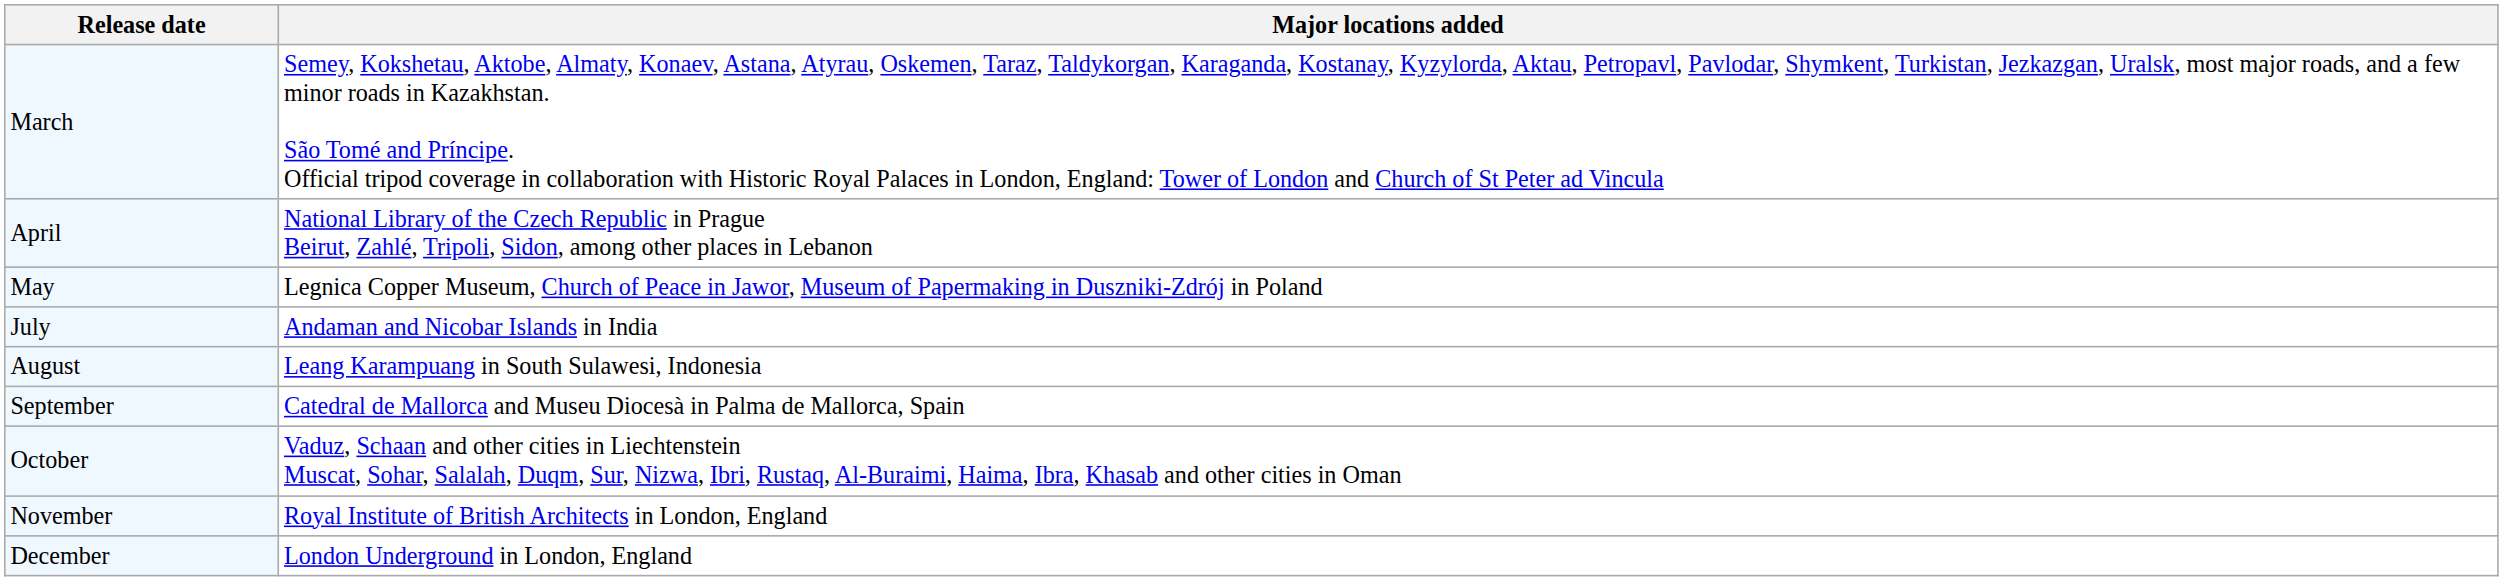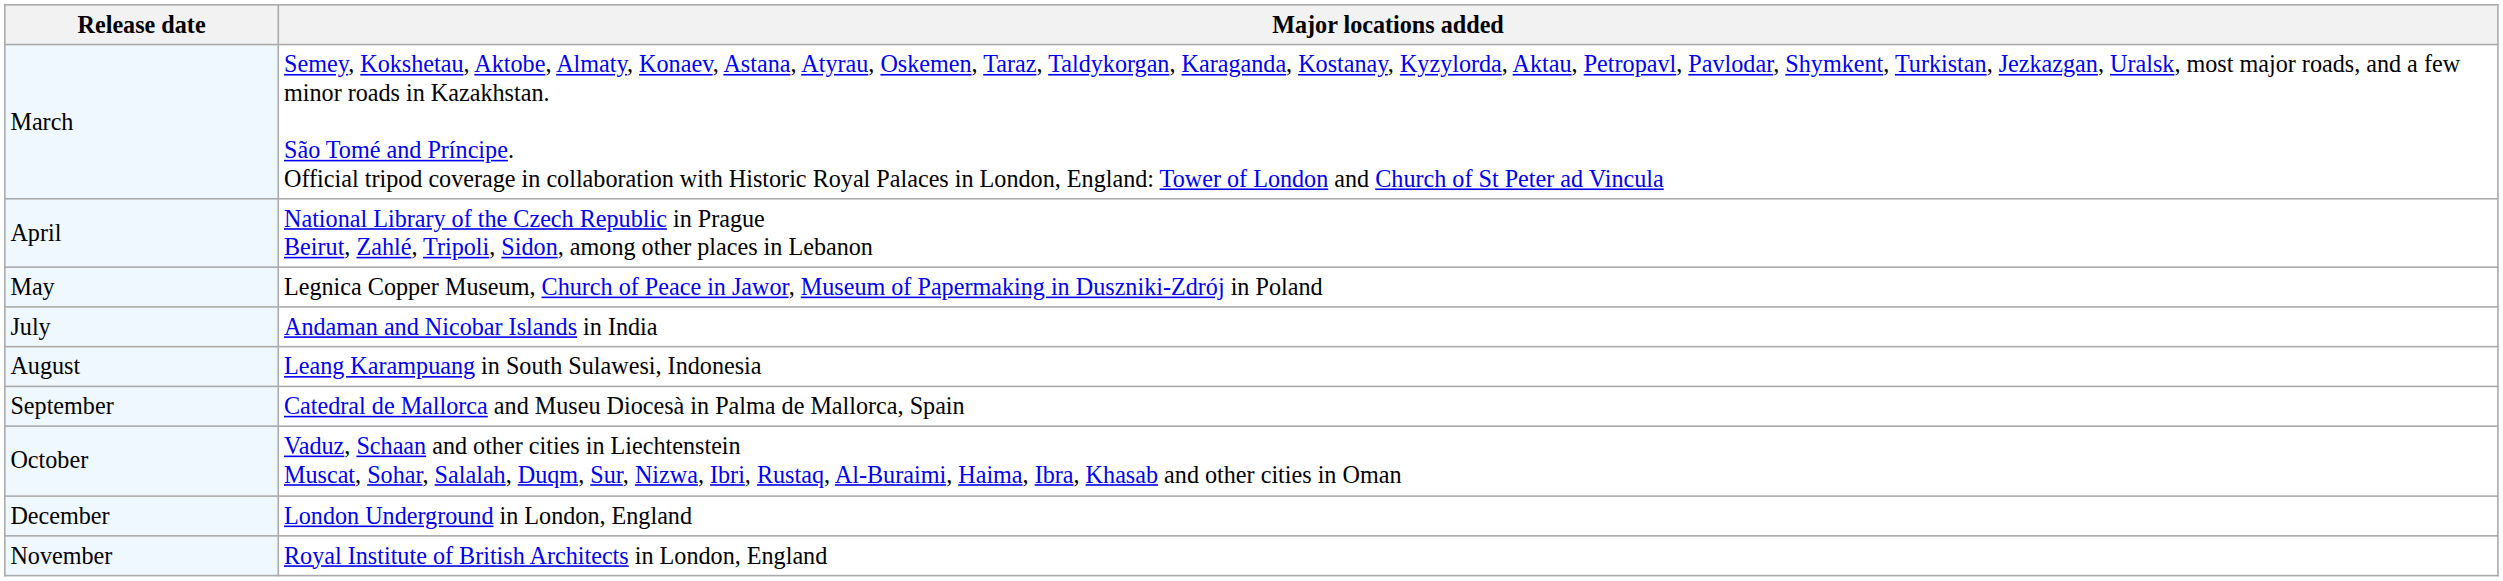rows swapped: (61, 515) <-> (60, 554)
